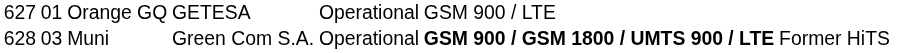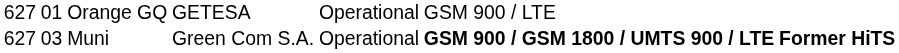(20, 39) 628 -> (20, 39) 627
(834, 39) normal -> (837, 39) bold
